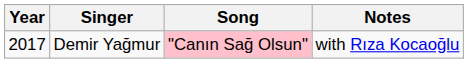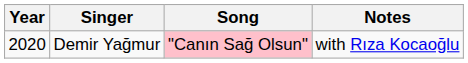(27, 44) 2017 -> (27, 44) 2020
